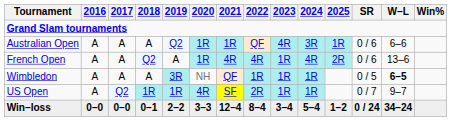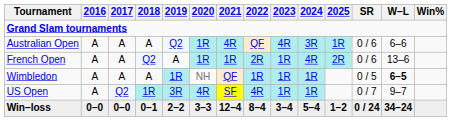(230, 44) 1R -> (230, 44) 4R
(230, 60) 4R -> (230, 60) 1R
(257, 60) 4R -> (257, 60) 2R
(176, 76) 3R -> (176, 76) 1R
(176, 92) 1R -> (176, 92) 3R
(257, 92) 2R -> (257, 92) 4R
